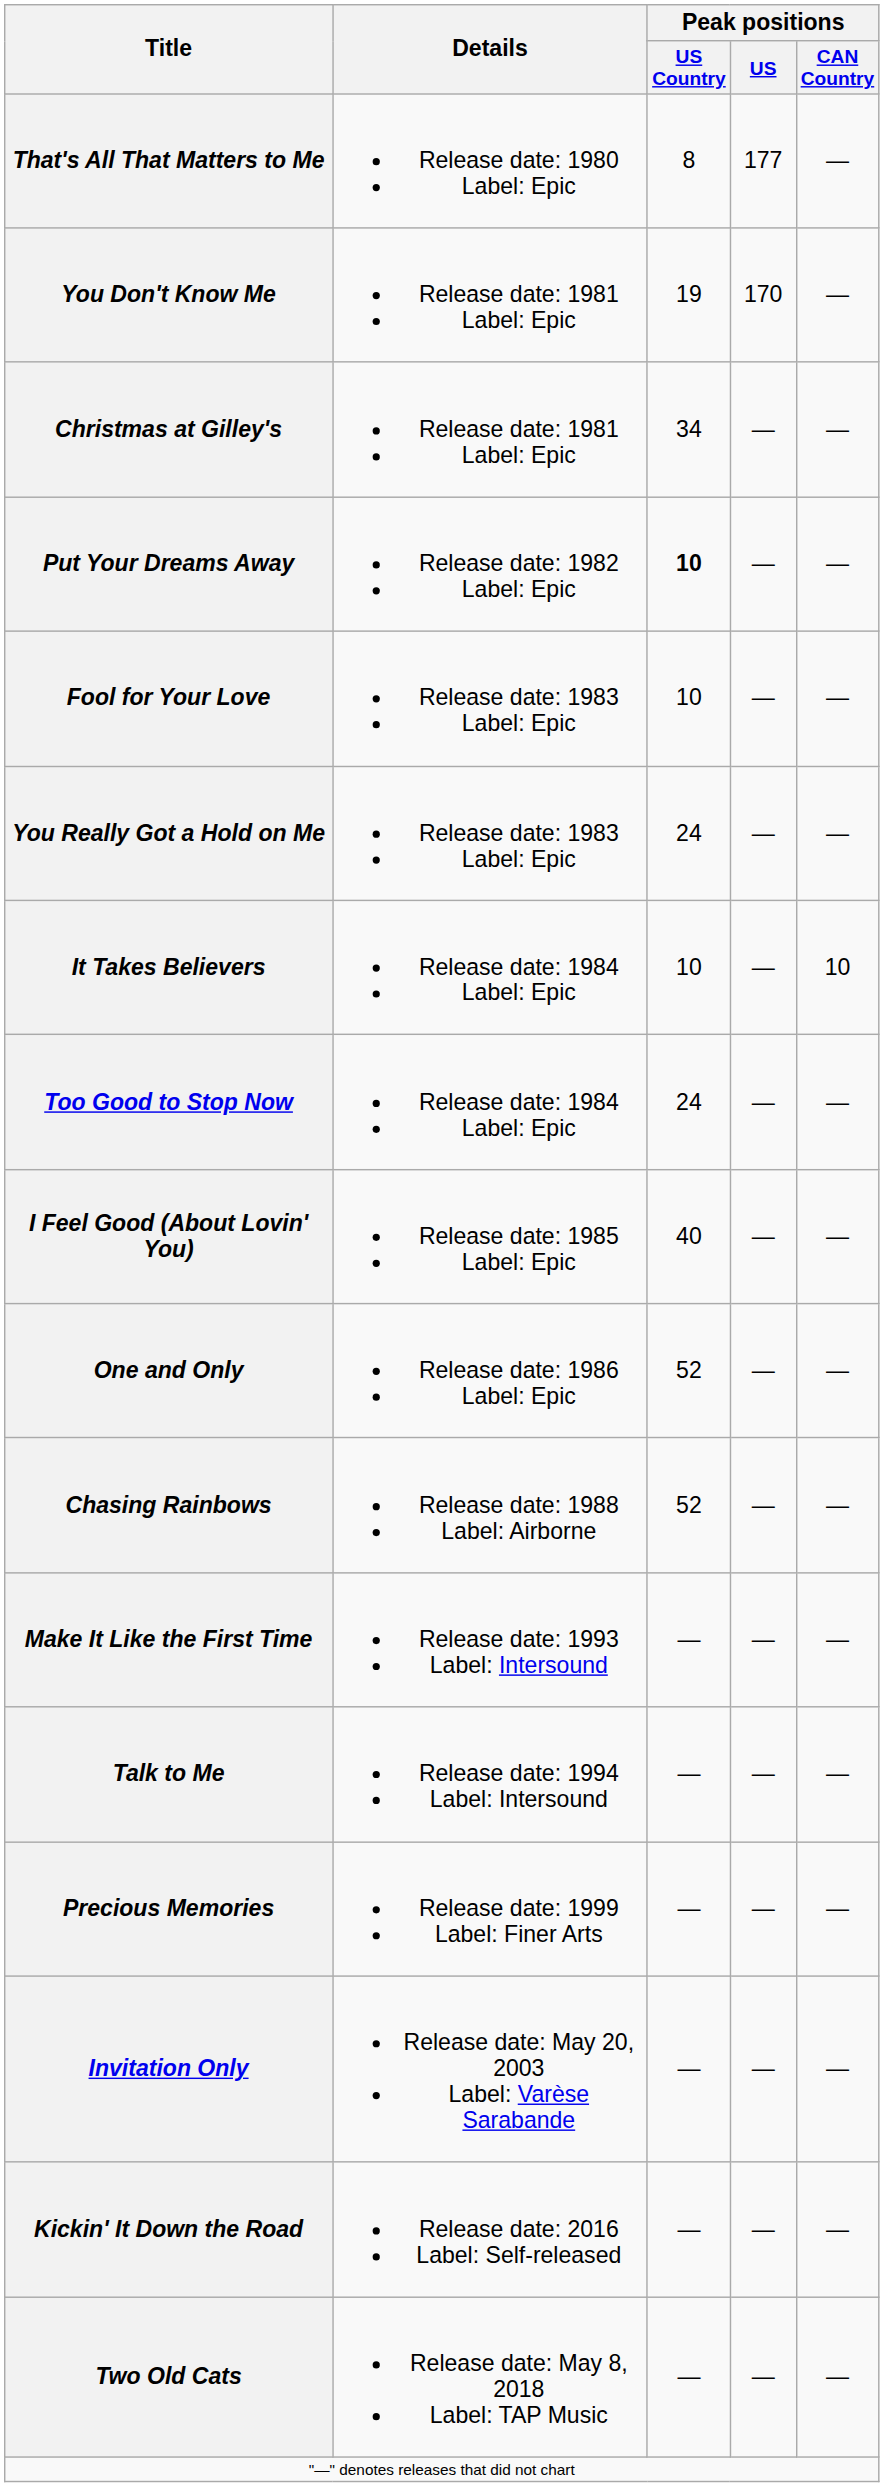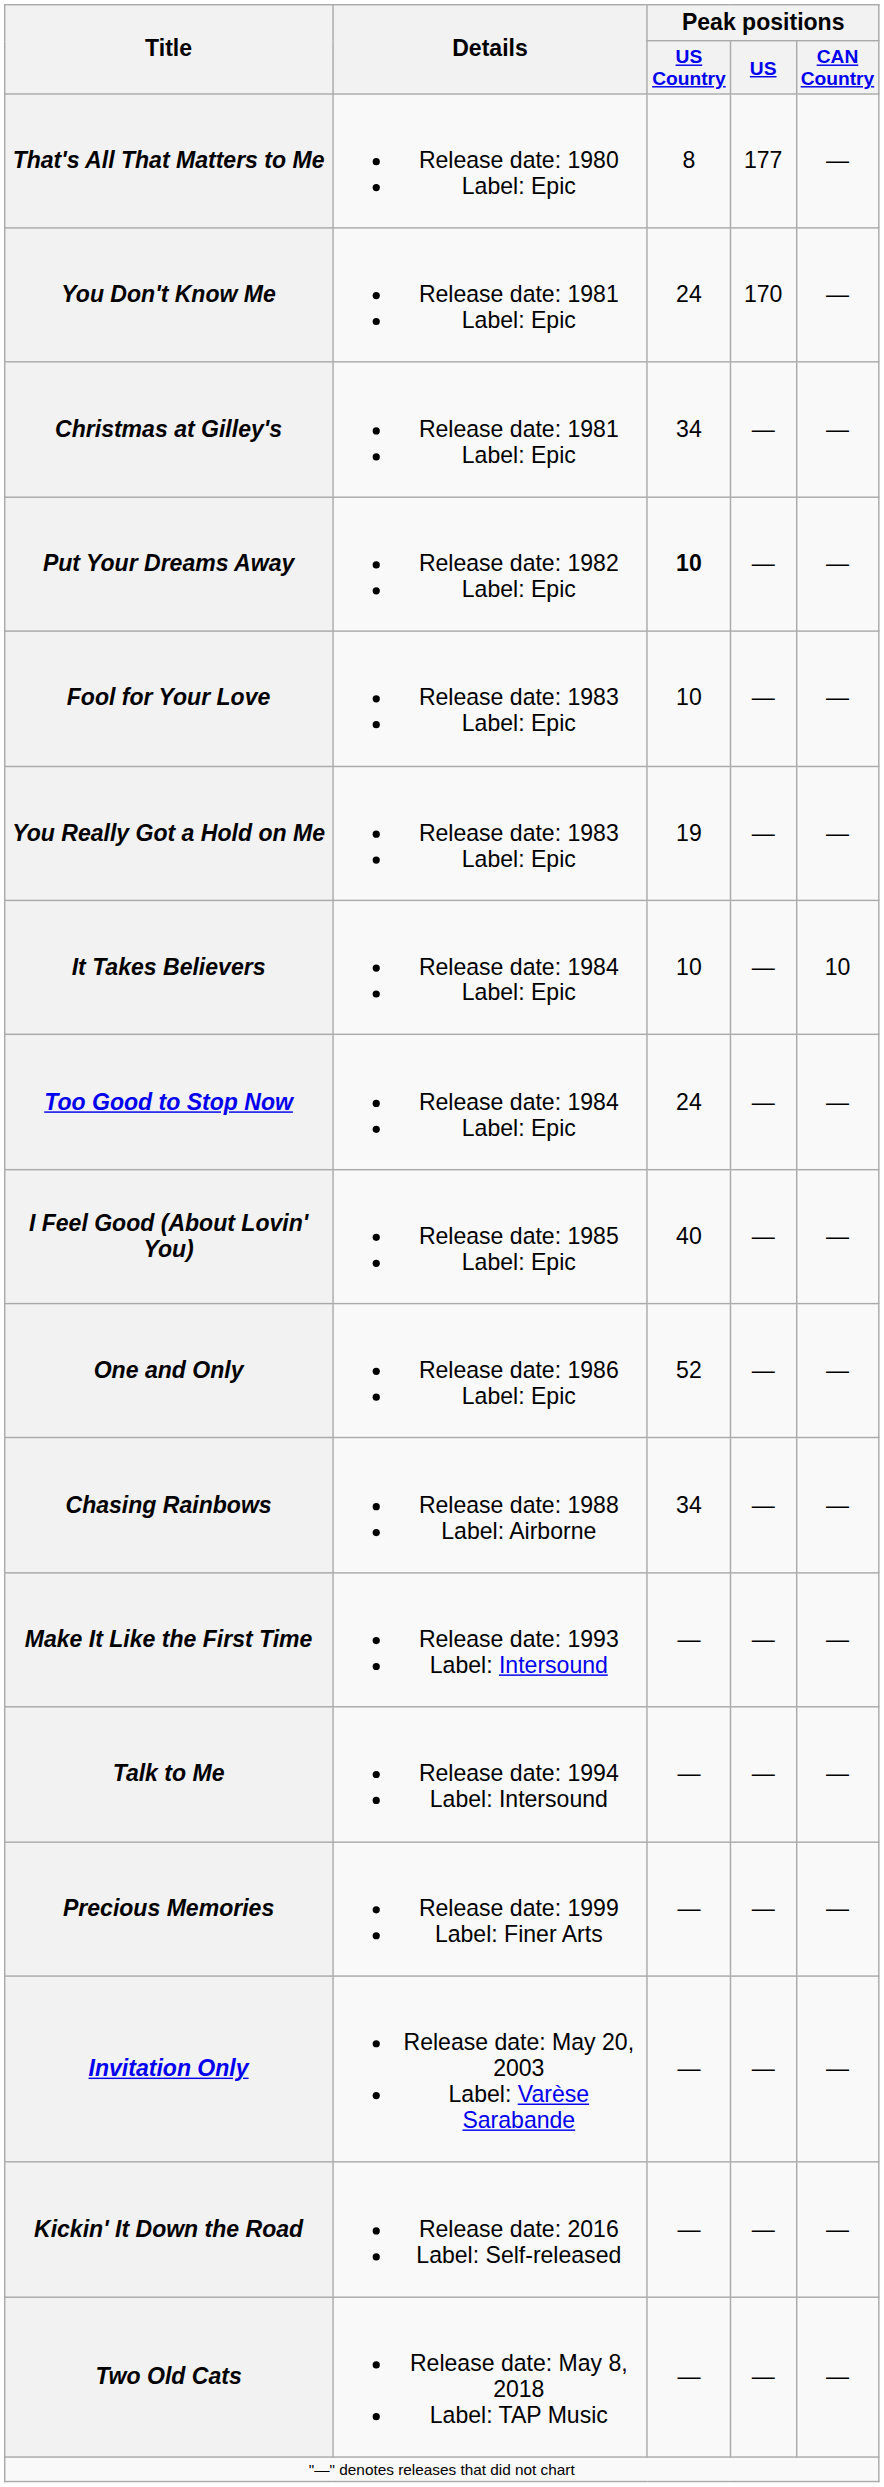(689, 295) 19 -> (689, 295) 24
(689, 832) 24 -> (689, 832) 19
(689, 1505) 52 -> (689, 1505) 34
